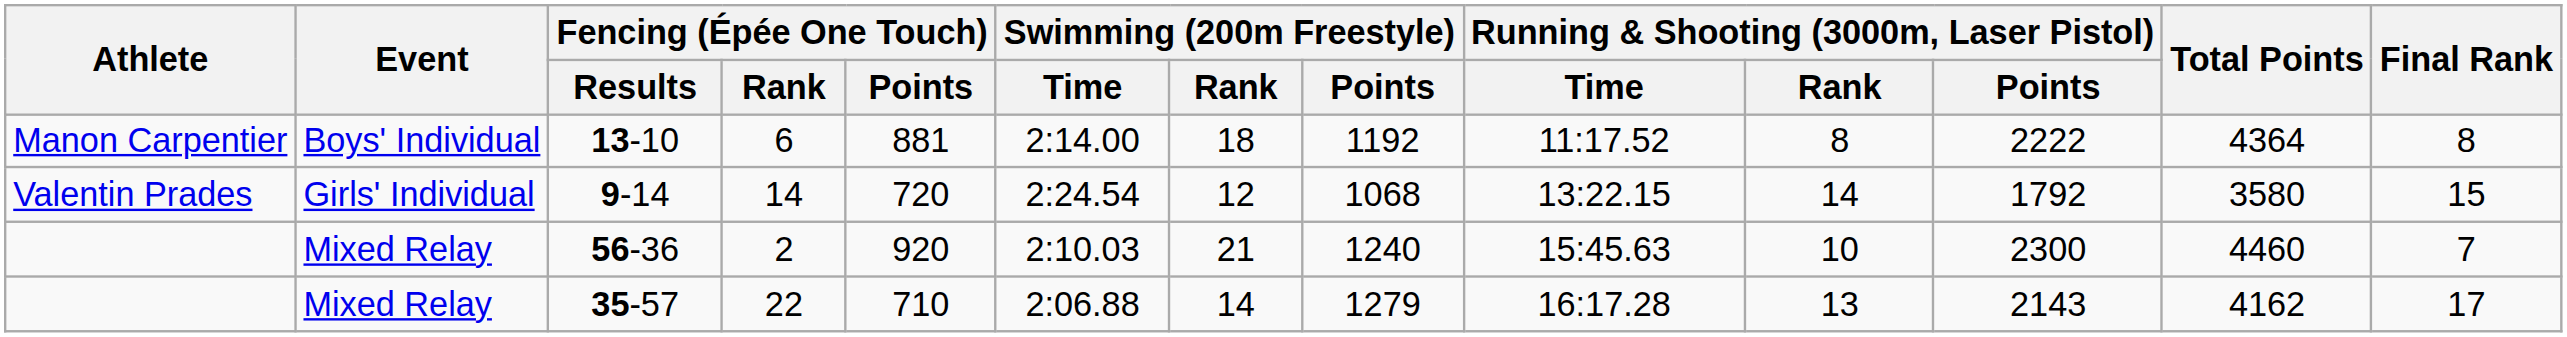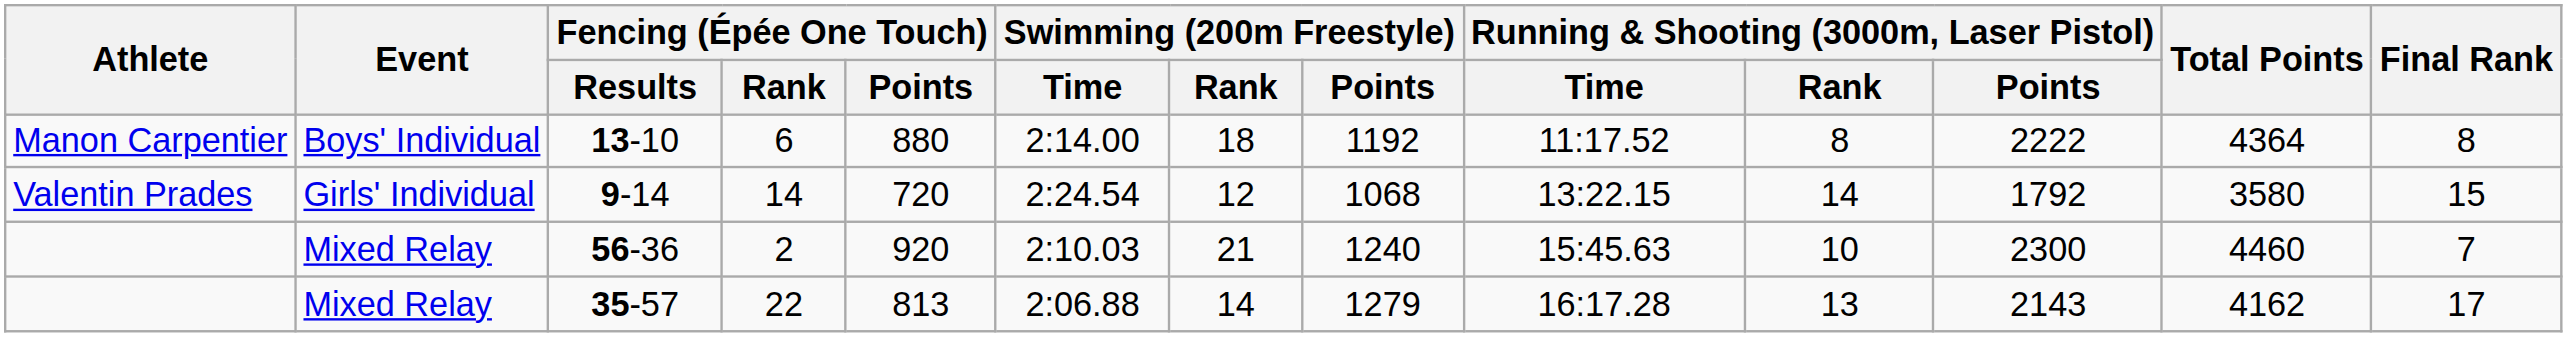(921, 141) 881 -> (921, 141) 880
(921, 303) 710 -> (921, 303) 813
